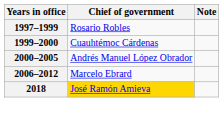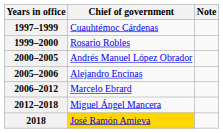(100, 27) Rosario Robles -> (114, 27) Cuauhtémoc Cárdenas
(114, 43) Cuauhtémoc Cárdenas -> (100, 43) Rosario Robles
+ row: (36, 74)
+ row: (36, 105)
